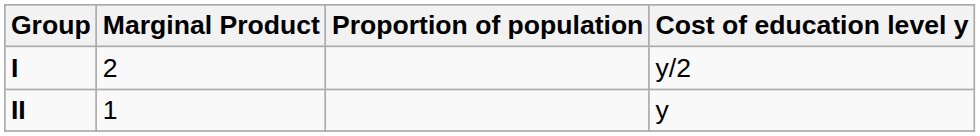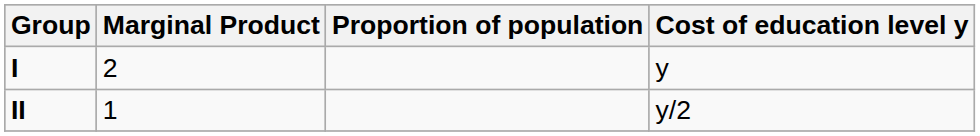(673, 67) y/2 -> (662, 67) y
(662, 109) y -> (673, 109) y/2
